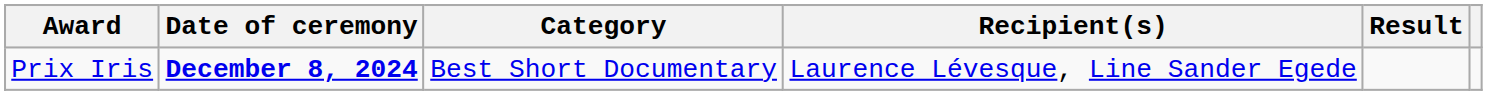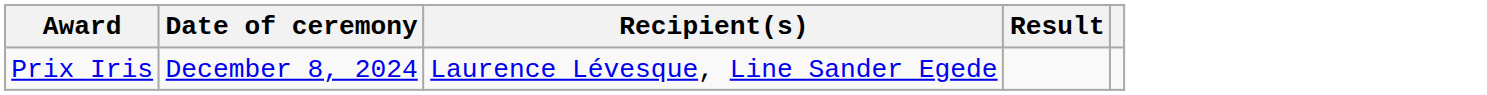- column: (604, 26)
(292, 69) bold -> (292, 69) normal
